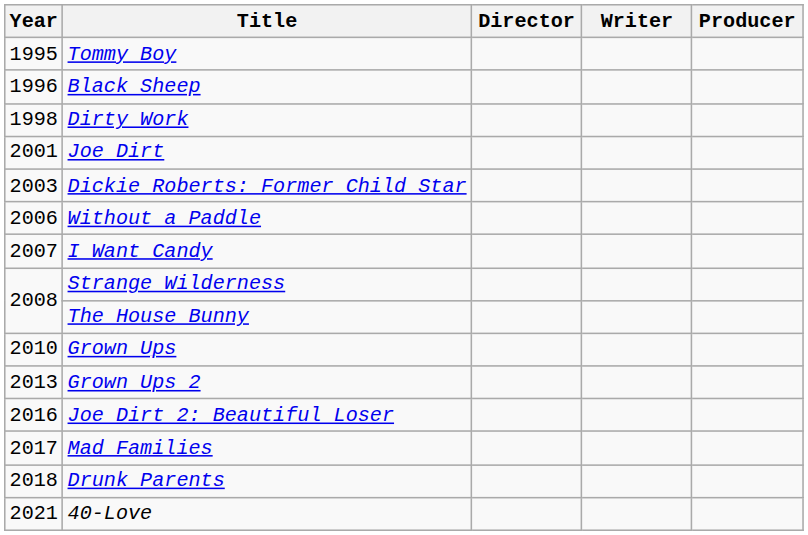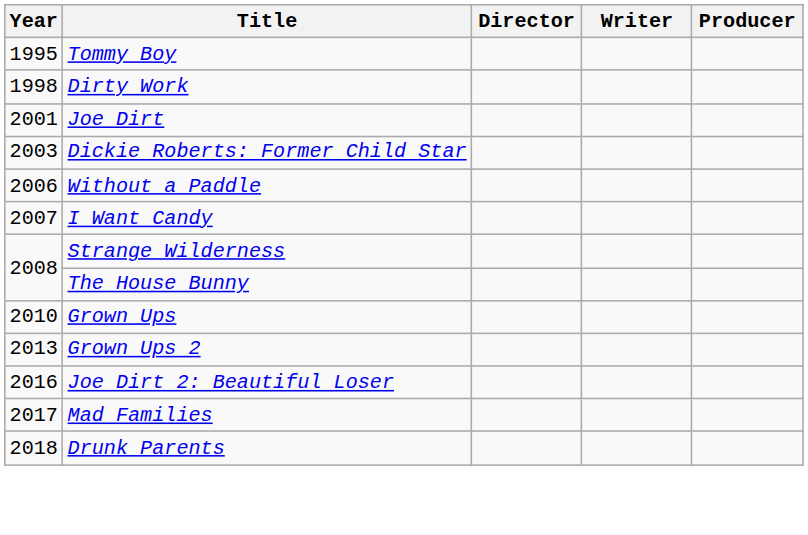- row: (134, 87)
- row: (110, 514)
